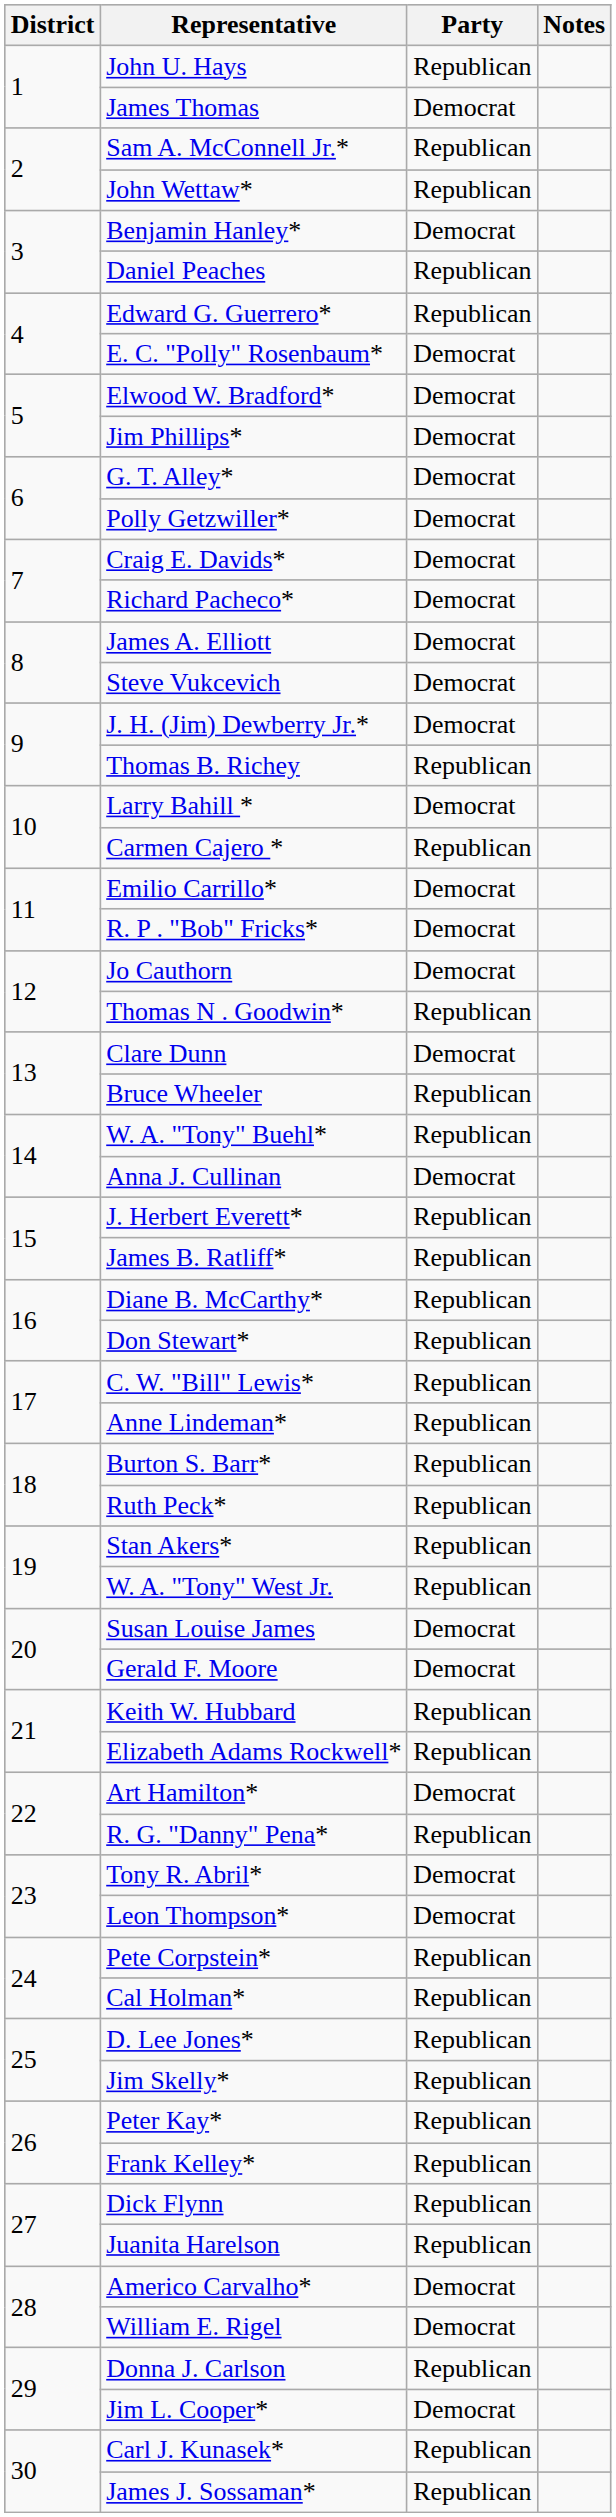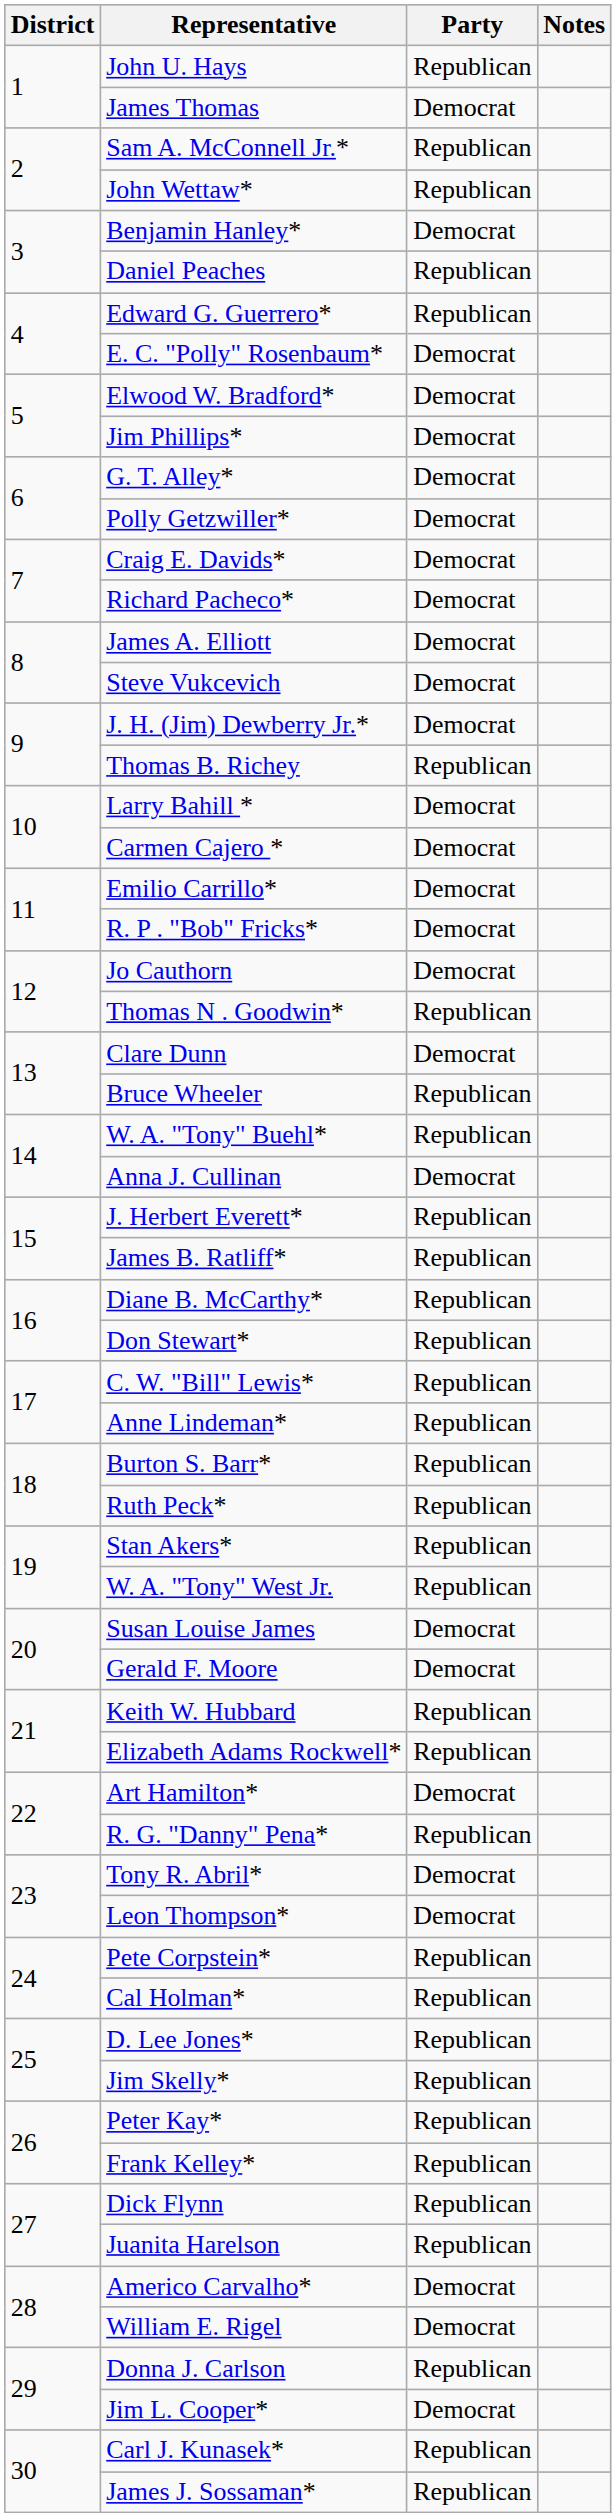(472, 847) Republican -> (464, 847) Democrat
